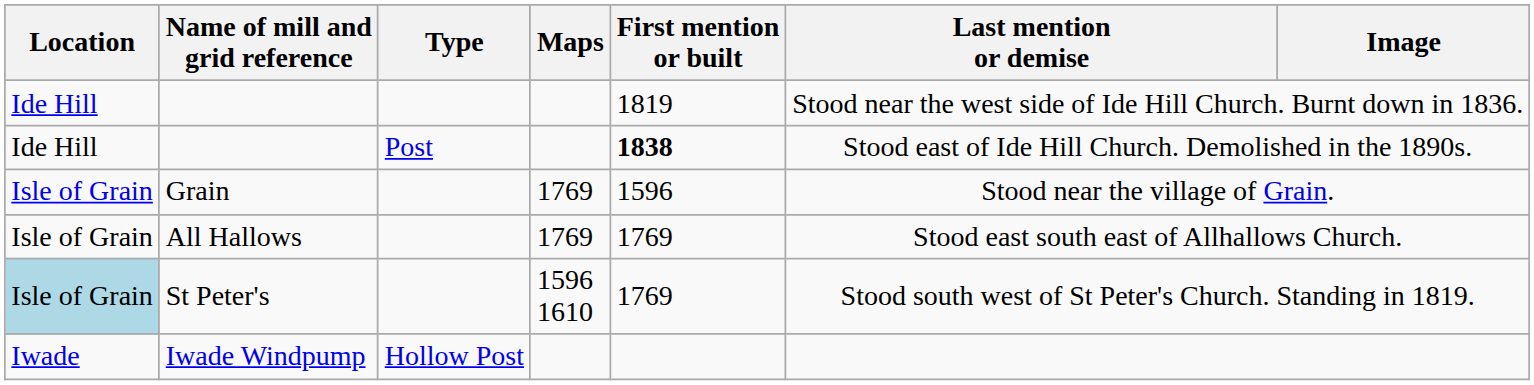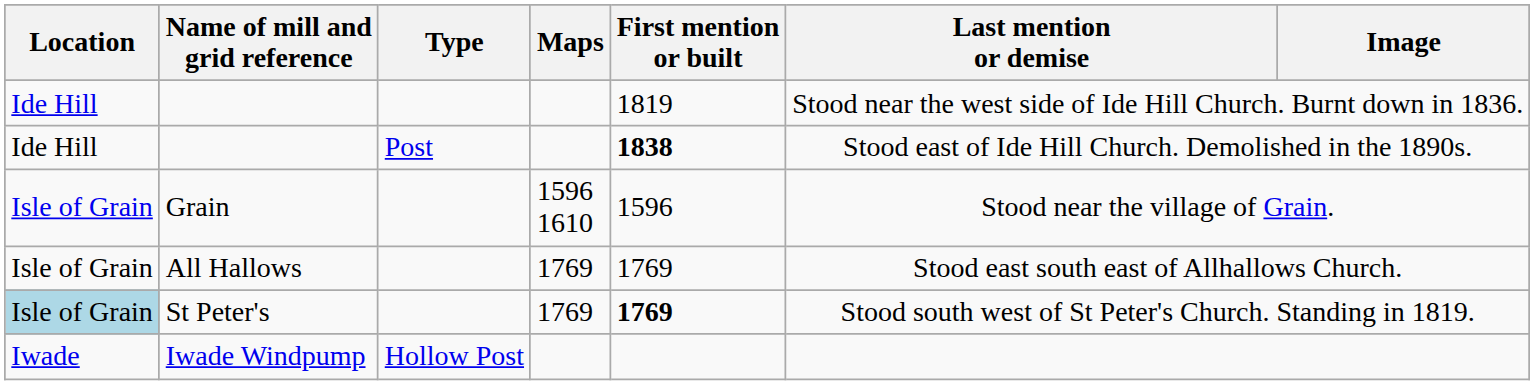(565, 191) 1769 -> (565, 207) 1596 1610
(565, 295) 1596 1610 -> (565, 311) 1769
(645, 295) normal -> (645, 311) bold
